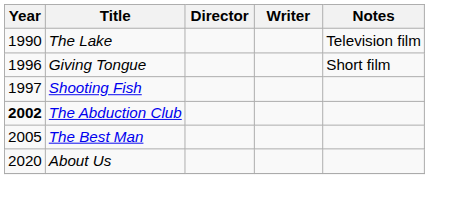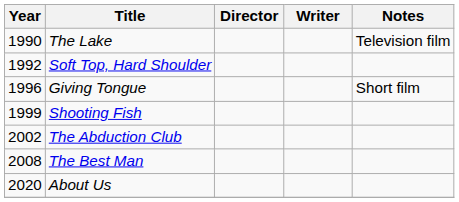+ row: (130, 64)
(25, 88) 1997 -> (25, 112) 1999
(25, 112) bold -> (25, 137) normal
(25, 137) 2005 -> (25, 161) 2008
